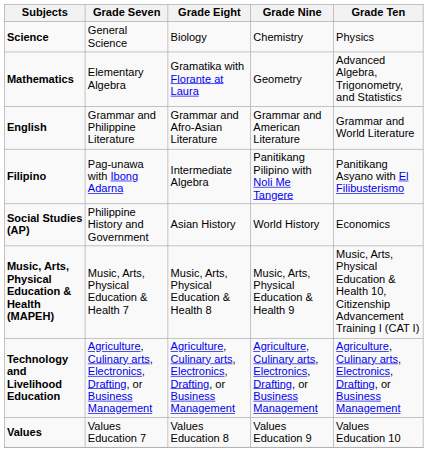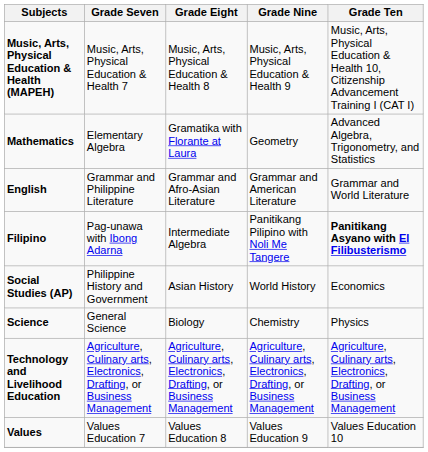rows swapped: (28, 36) <-> (39, 292)
(372, 176) normal -> (370, 238) bold
